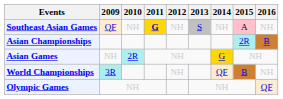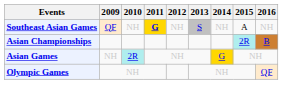(244, 27) pink background -> (244, 27) no background
- row: (50, 72)
